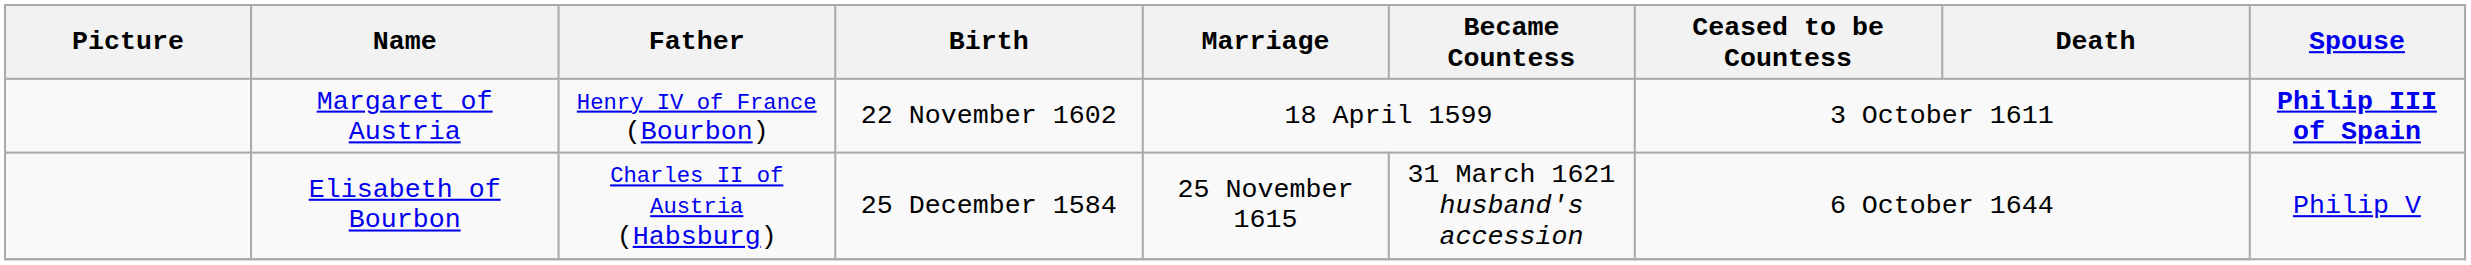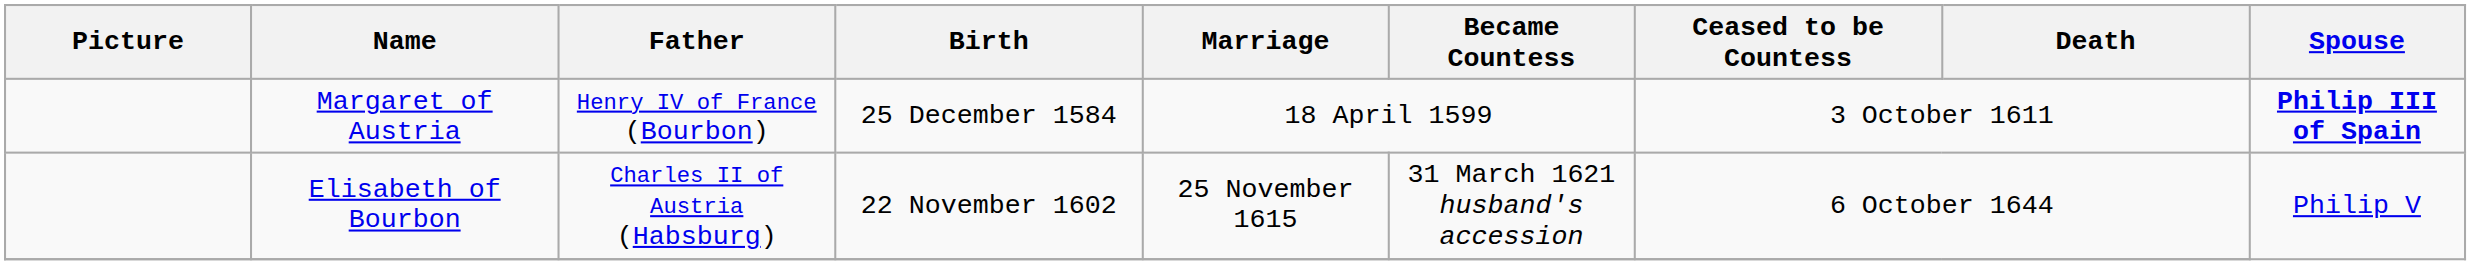(989, 116) 22 November 1602 -> (989, 116) 25 December 1584
(989, 206) 25 December 1584 -> (989, 206) 22 November 1602
